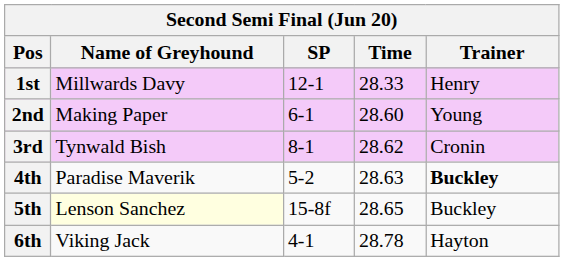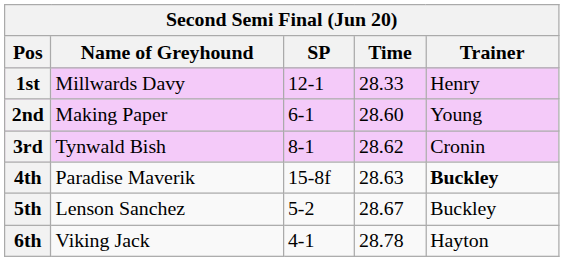(301, 177) 5-2 -> (309, 177) 15-8f
(120, 209) lightyellow background -> (120, 209) no background
(309, 209) 15-8f -> (301, 209) 5-2
(381, 209) 28.65 -> (381, 209) 28.67
